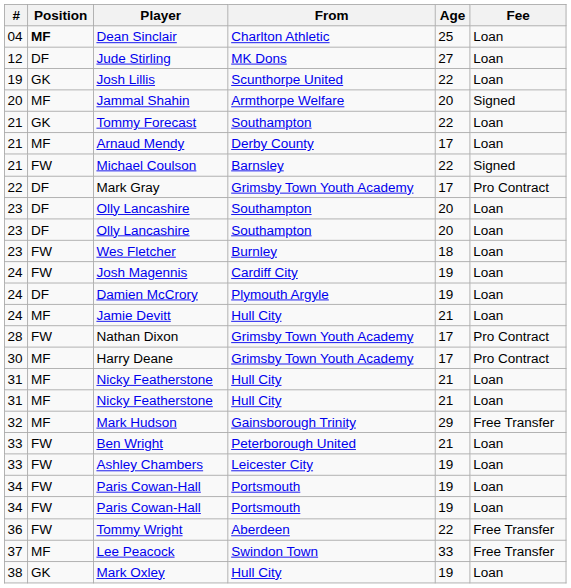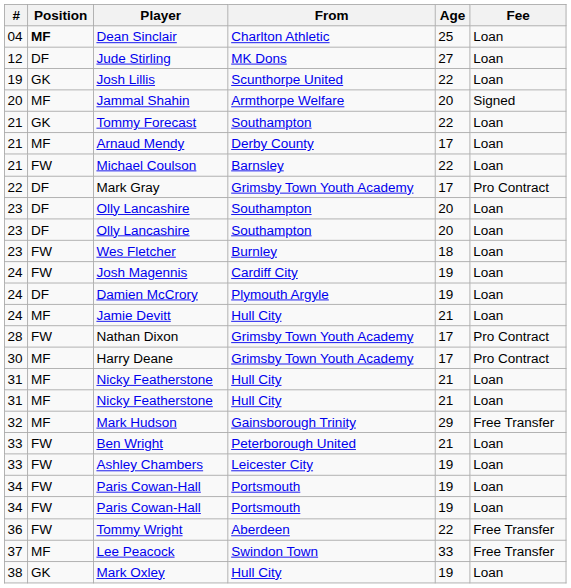(494, 165) Signed -> (488, 165) Loan
